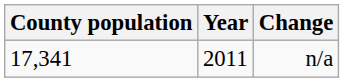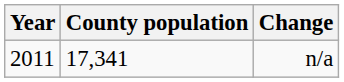columns swapped: (226, 22) <-> (101, 22)
